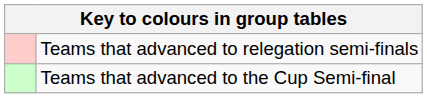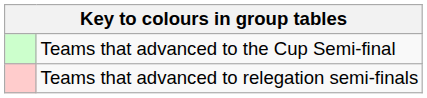rows swapped: (218, 78) <-> (229, 48)
